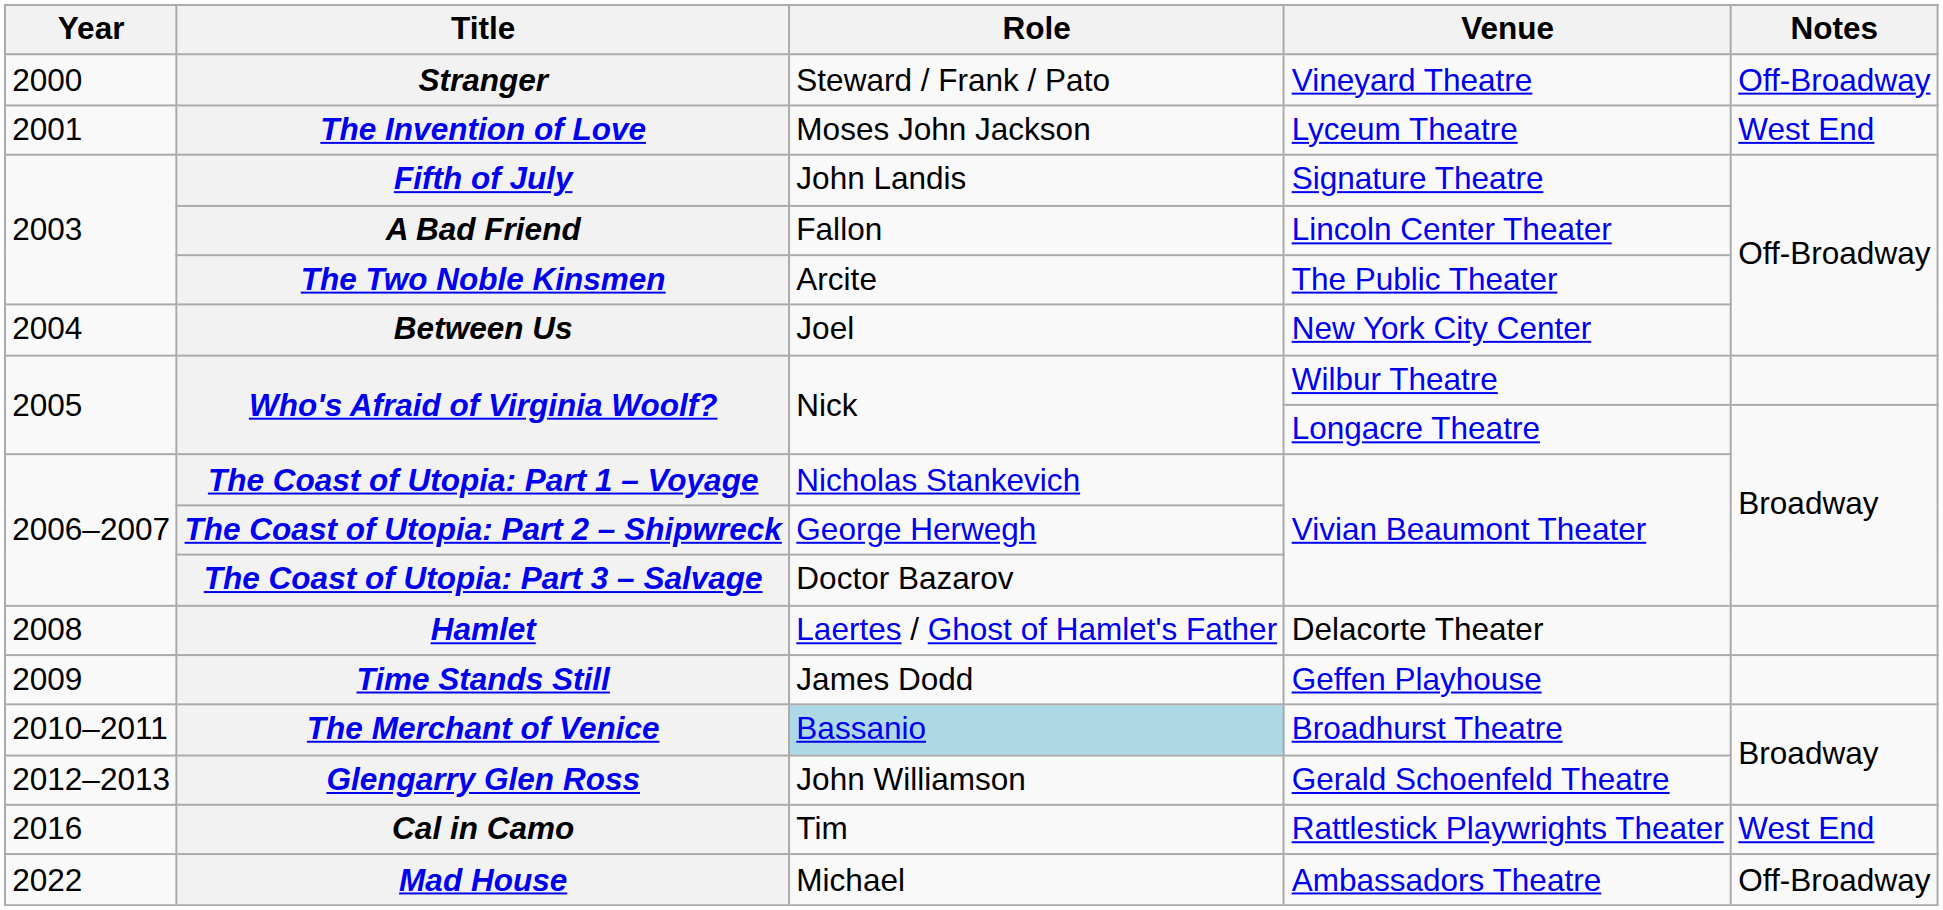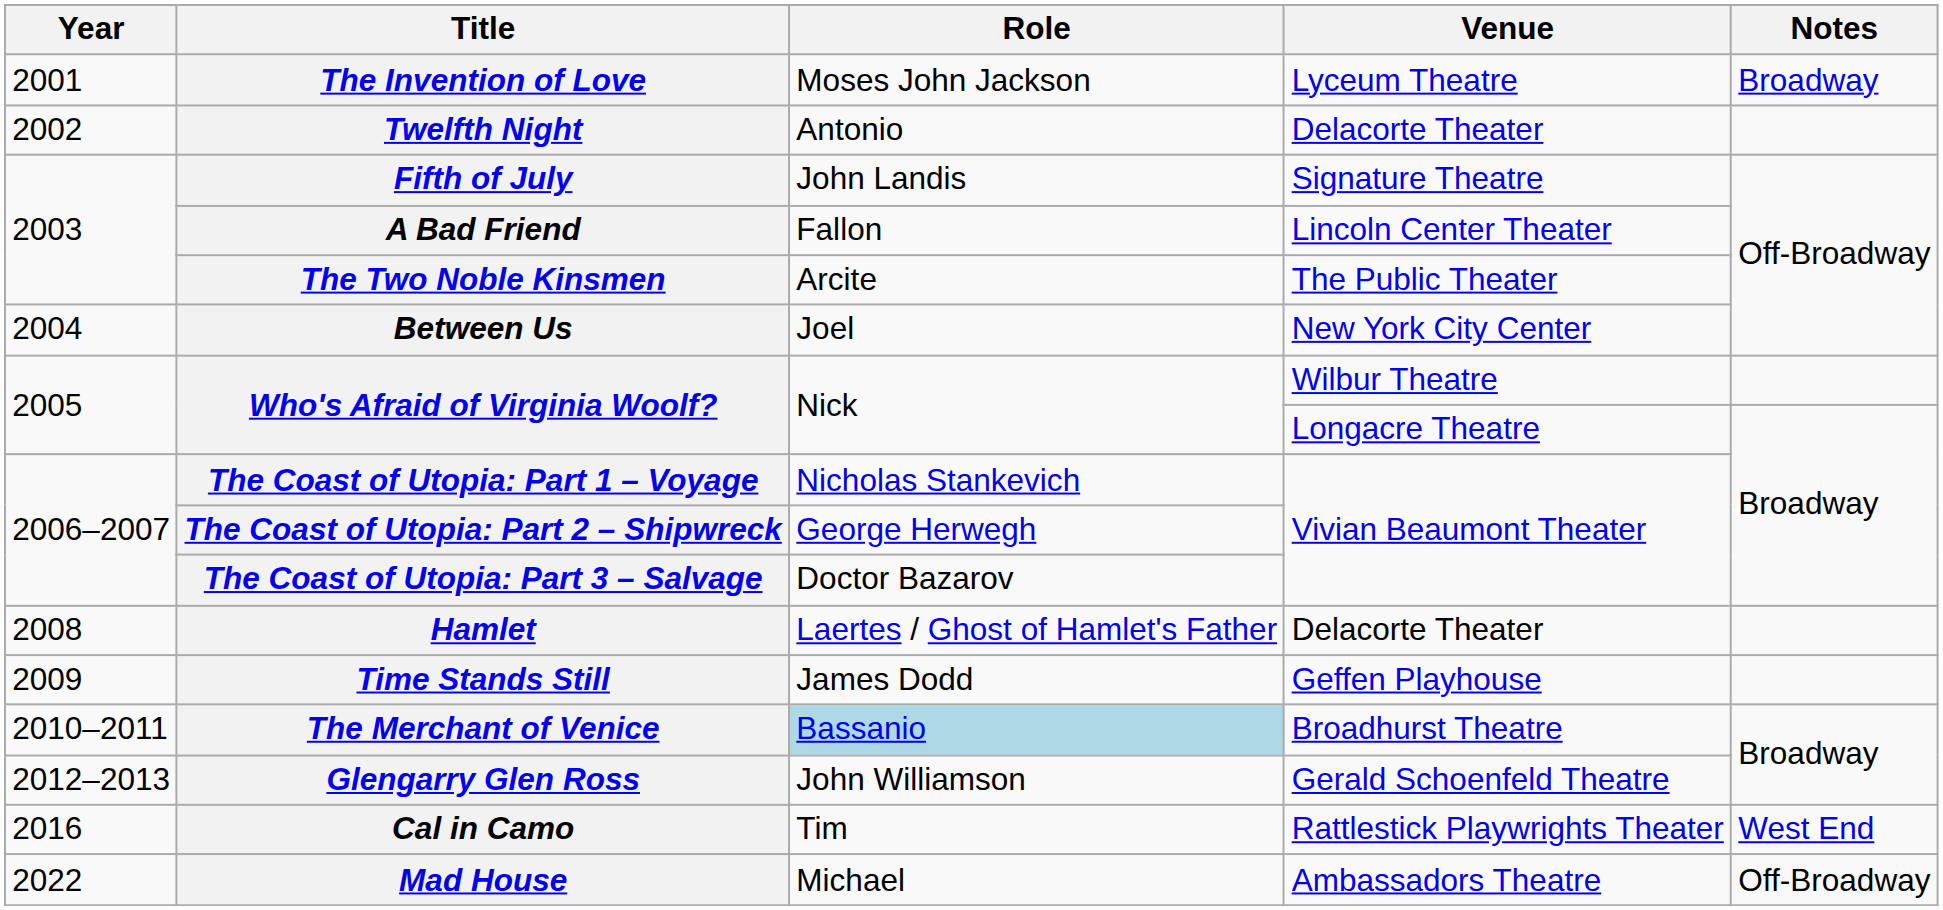- row: (483, 79)
(1806, 129) West End -> (1808, 79) Broadway
+ row: (483, 129)
